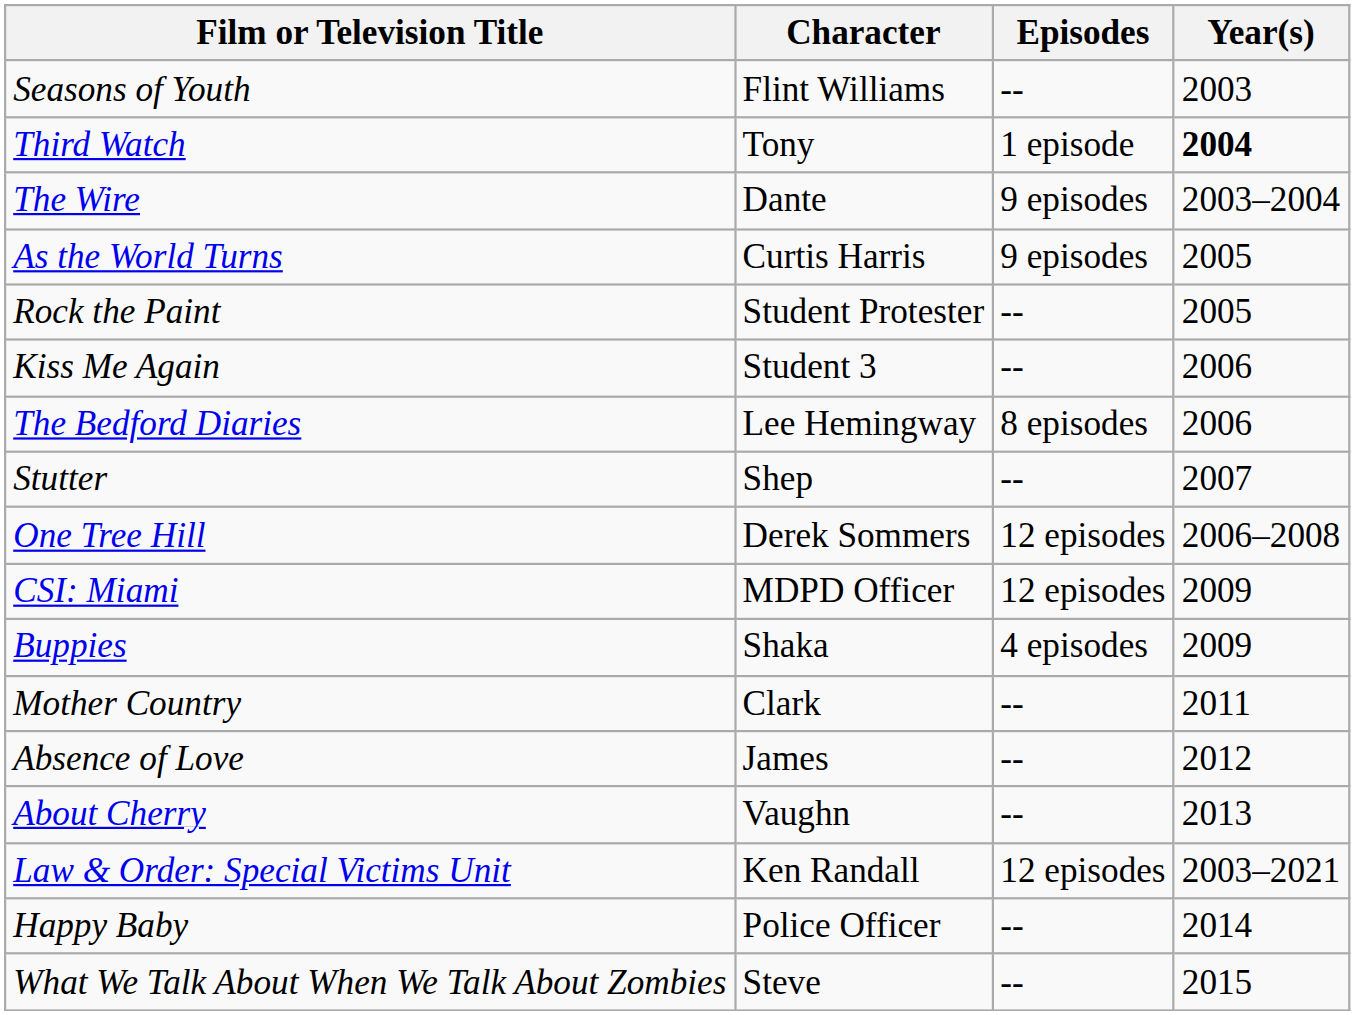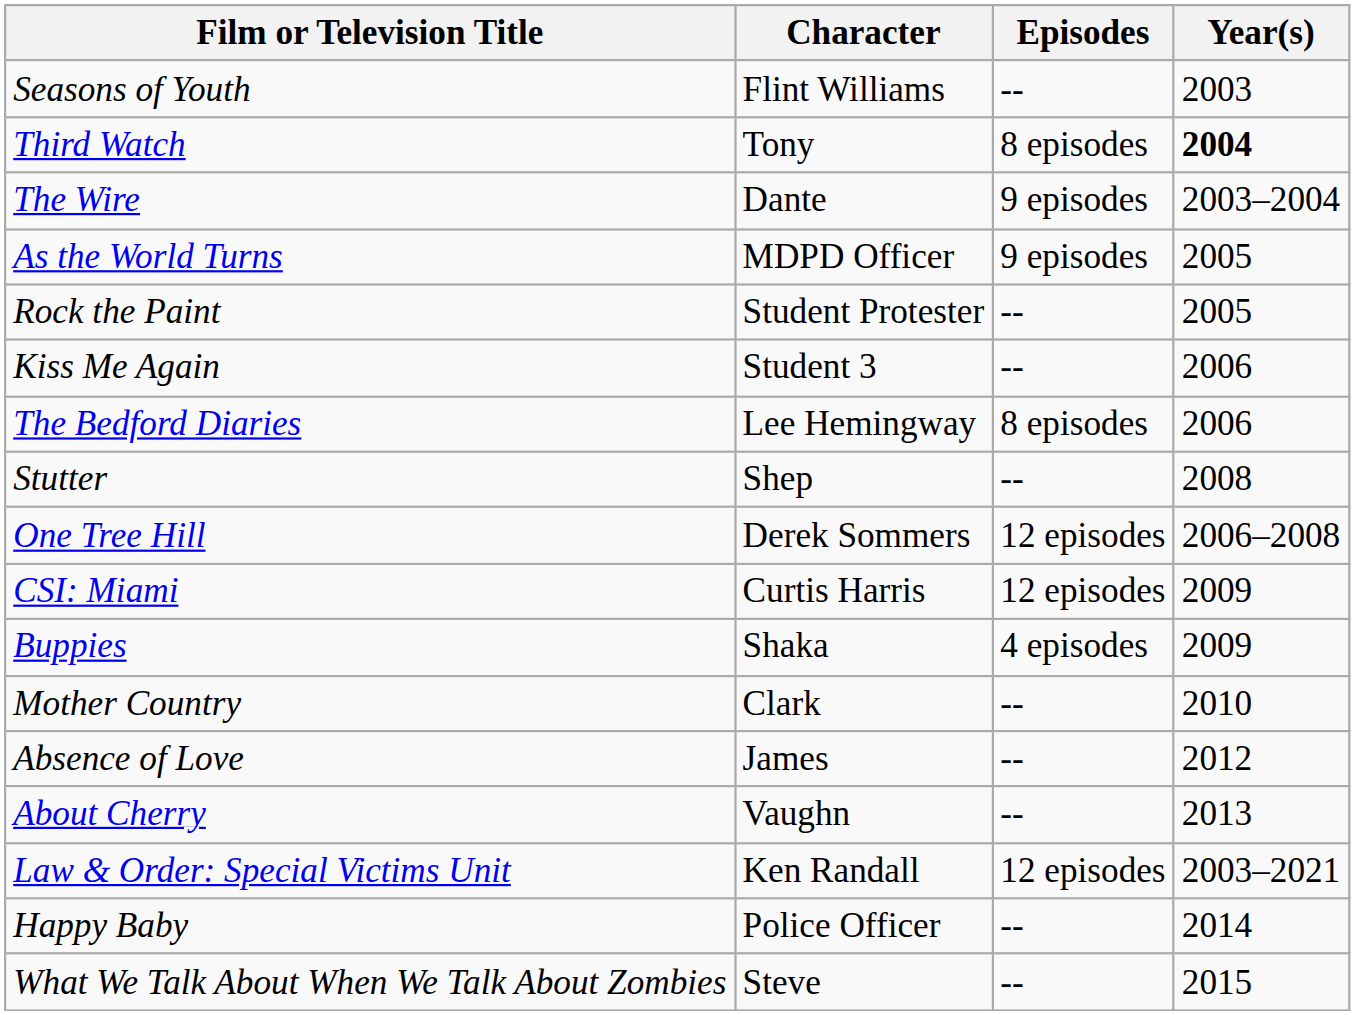(1067, 144) 1 episode -> (1074, 144) 8 episodes
(834, 255) Curtis Harris -> (848, 255) MDPD Officer
(1217, 479) 2007 -> (1217, 479) 2008
(848, 590) MDPD Officer -> (834, 590) Curtis Harris
(1216, 702) 2011 -> (1217, 702) 2010
